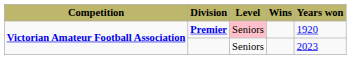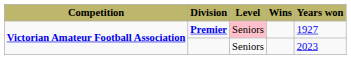(307, 29) 1920 -> (307, 29) 1927
